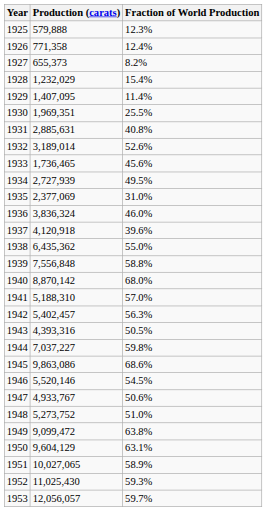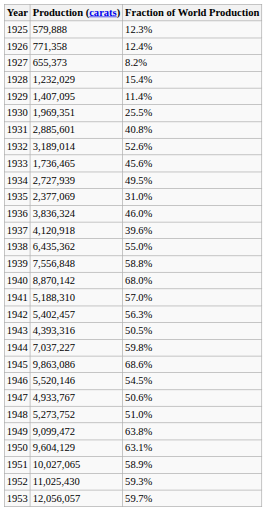(54, 130) 2,885,631 -> (54, 130) 2,885,601
